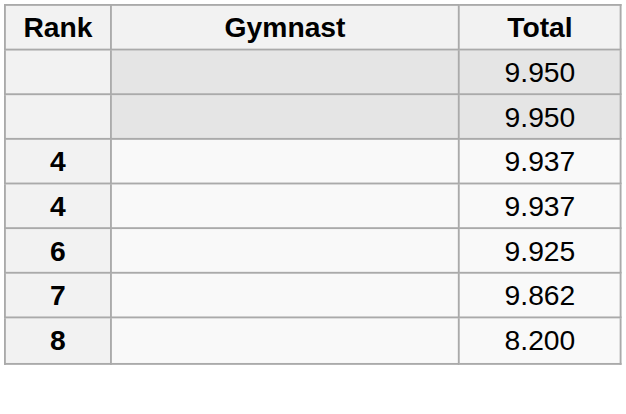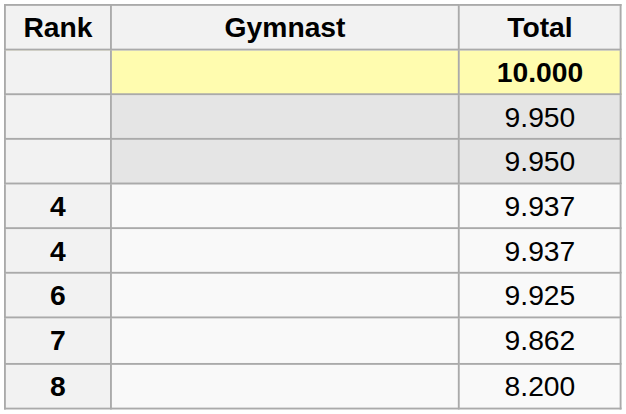+ row: (58, 72)
